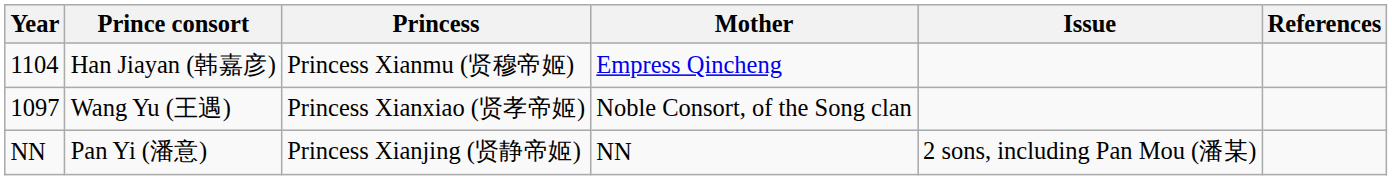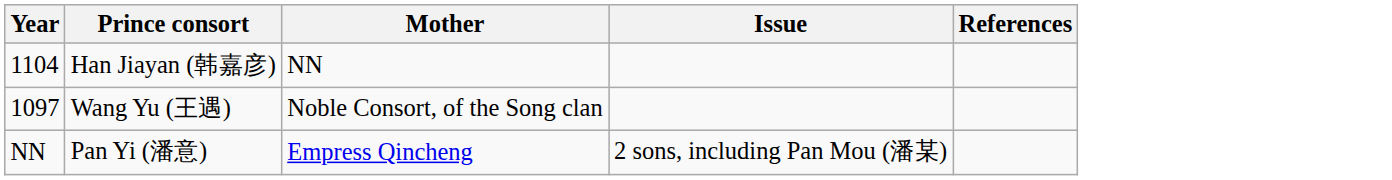- column: (436, 23)
(689, 65) Empress Qincheng -> (305, 65) NN
(614, 151) NN -> (380, 151) Empress Qincheng
